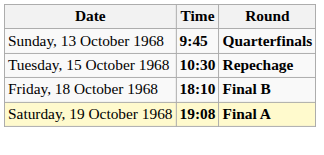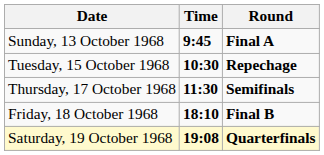(267, 41) Quarterfinals -> (250, 41) Final A
+ row: (92, 89)
(247, 114) Final A -> (271, 138) Quarterfinals
